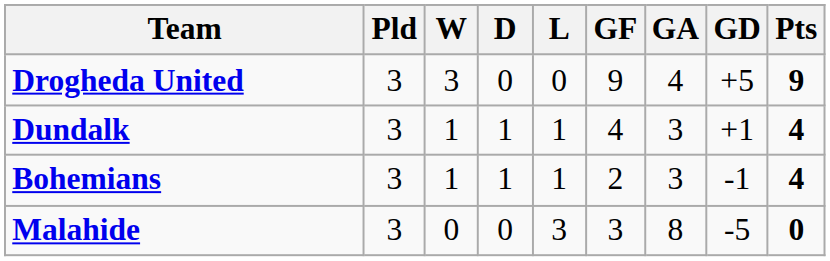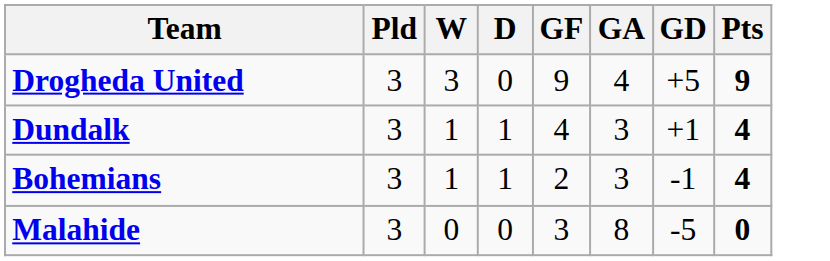- column: (559, 29)
